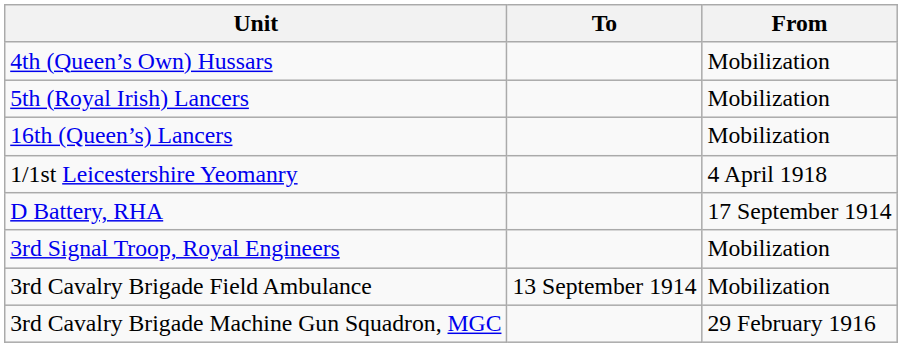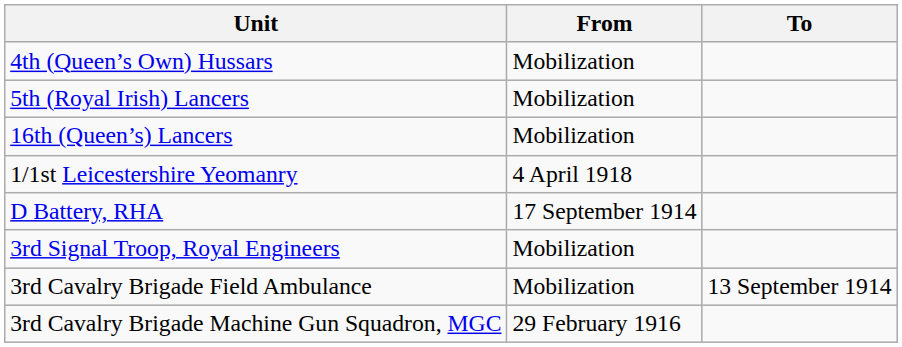columns swapped: (800, 23) <-> (604, 23)
